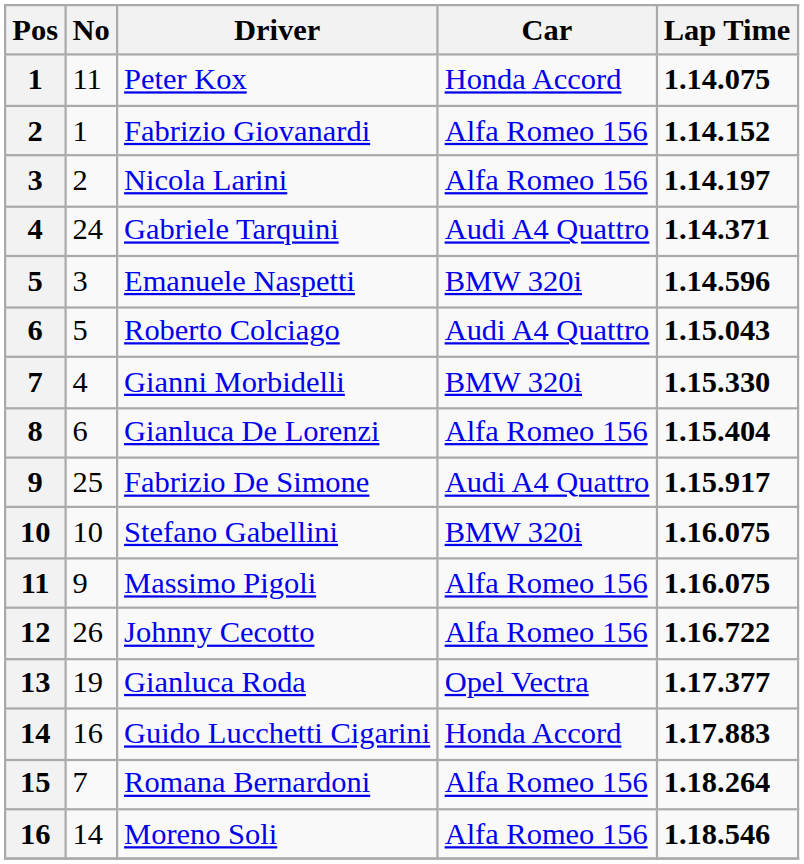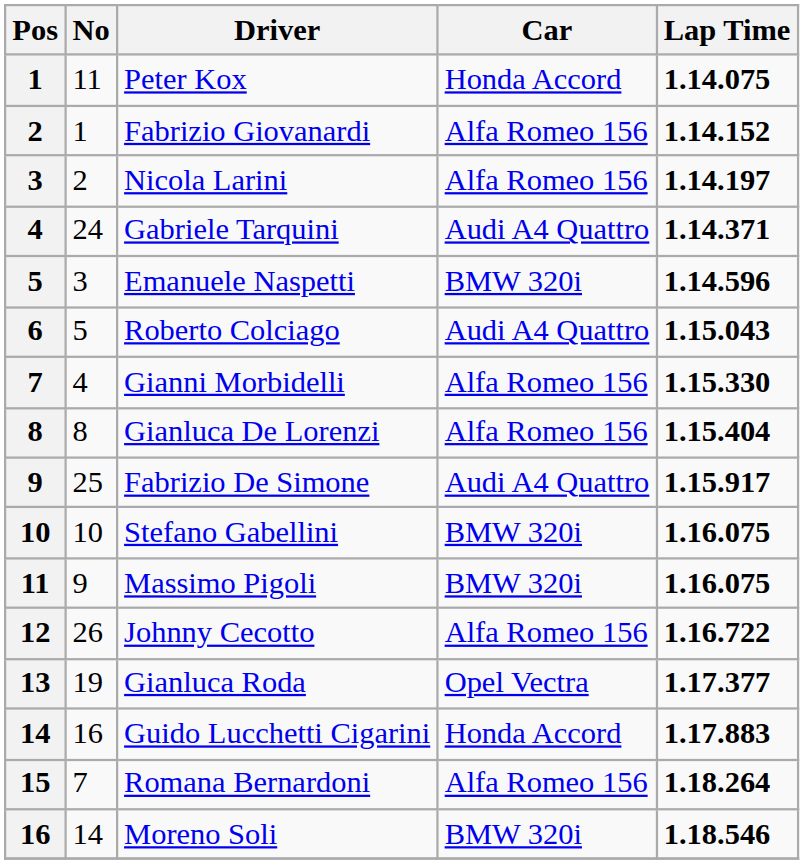(513, 381) BMW 320i -> (546, 381) Alfa Romeo 156
(80, 431) 6 -> (80, 431) 8
(546, 582) Alfa Romeo 156 -> (513, 582) BMW 320i
(546, 833) Alfa Romeo 156 -> (513, 833) BMW 320i
